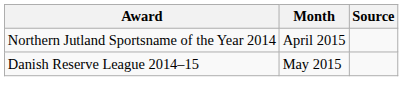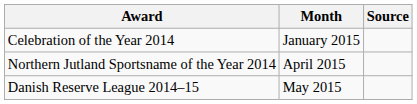+ row: (91, 40)
